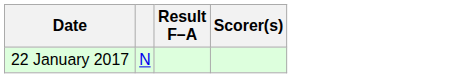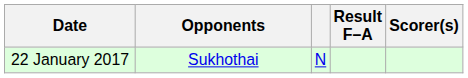+ column: (223, 25)
